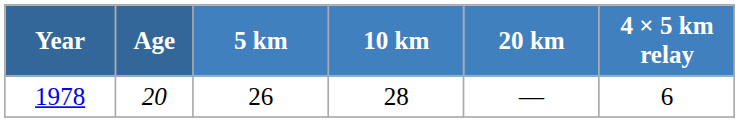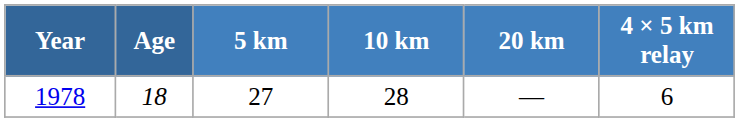(154, 96) 20 -> (154, 96) 18
(261, 96) 26 -> (261, 96) 27
